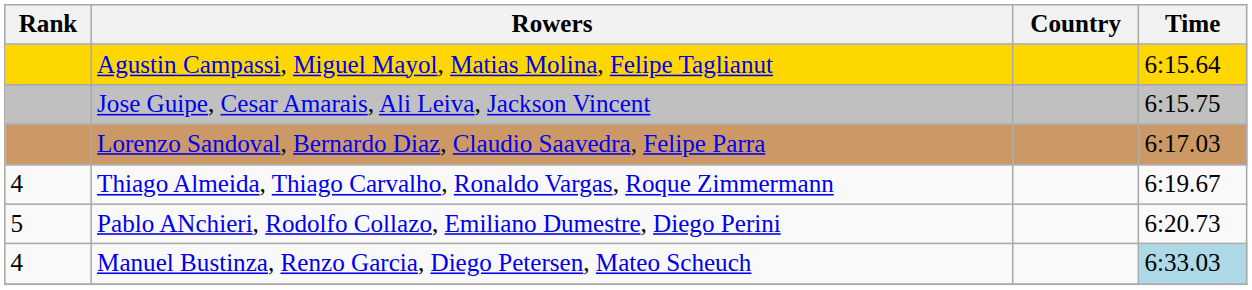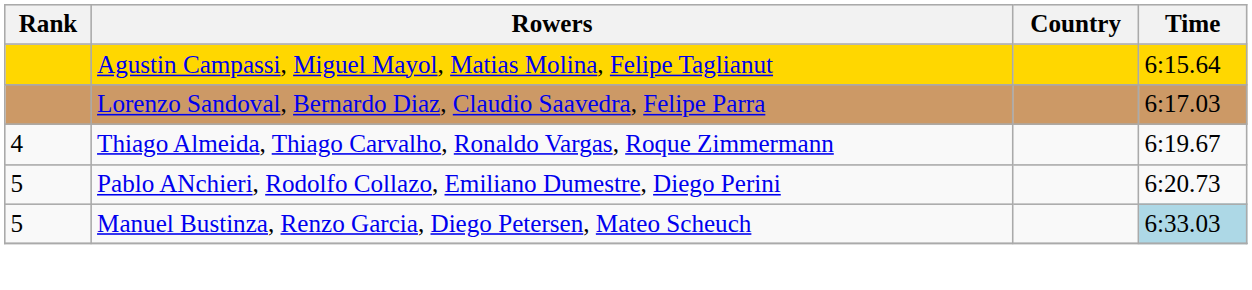- row: (374, 104)
(17, 263) 4 -> (17, 223) 5
